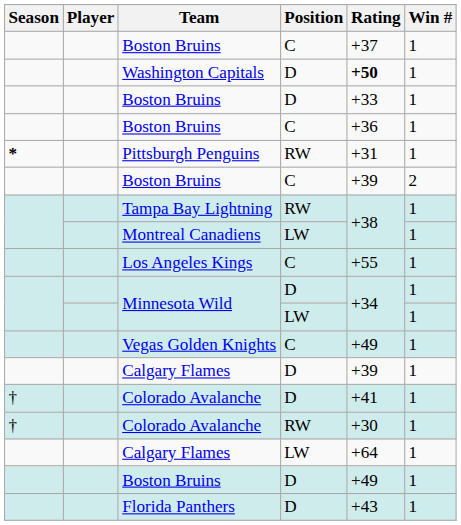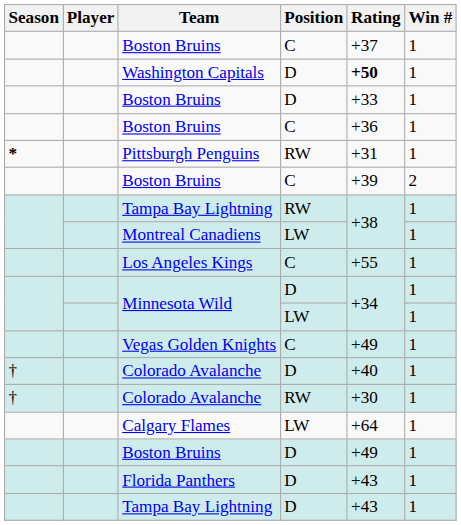- row: (176, 371)
(364, 398) +41 -> (364, 371) +40
+ row: (197, 506)
